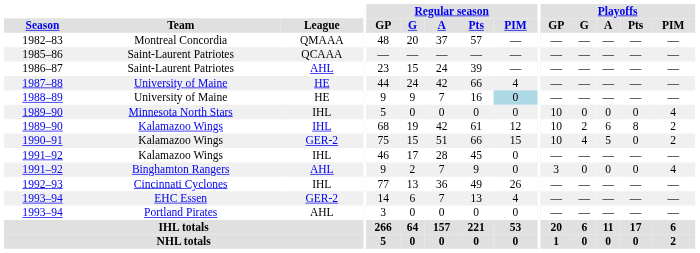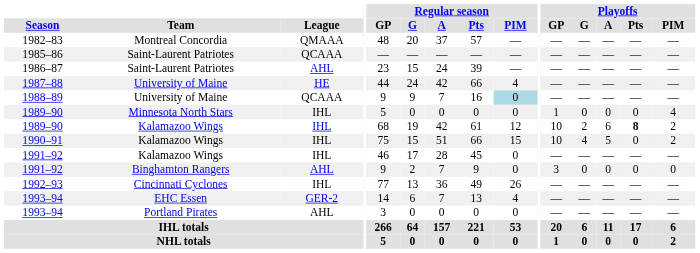(322, 97) HE -> (322, 97) QCAAA
(556, 112) 10 -> (556, 112) 1
(636, 126) normal -> (636, 126) bold
(322, 140) GER-2 -> (322, 140) IHL
(673, 169) 4 -> (673, 169) 0
